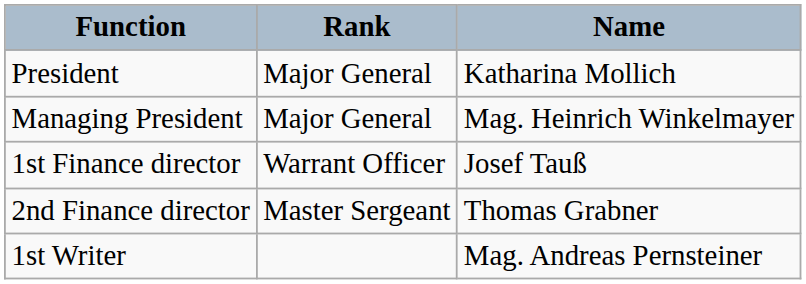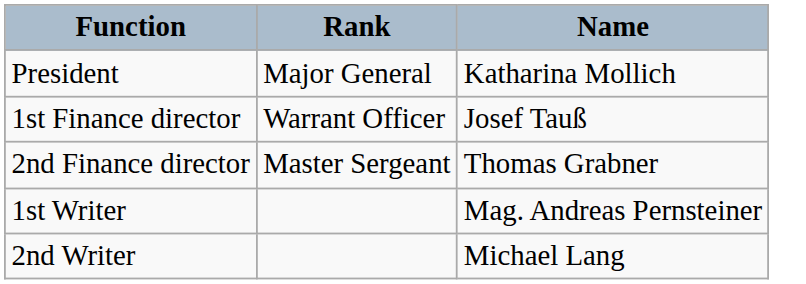- row: (127, 118)
+ row: (73, 255)
